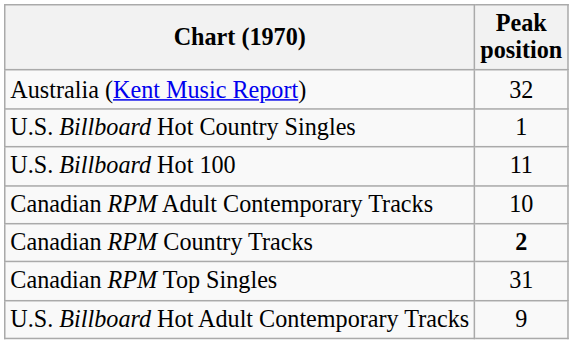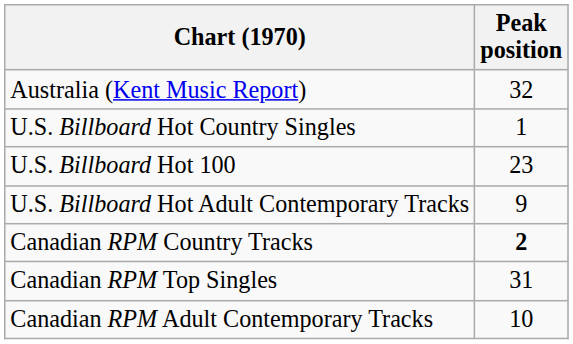(521, 165) 11 -> (521, 165) 23
rows swapped: (240, 319) <-> (222, 204)
